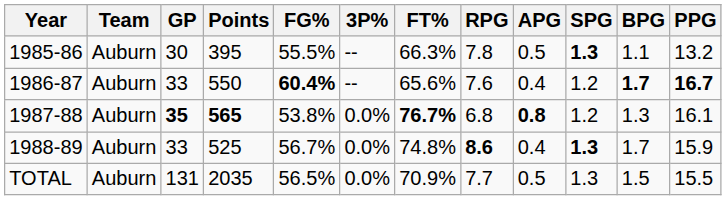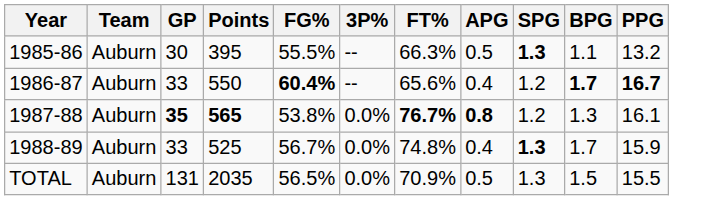- column: (487, 20)
